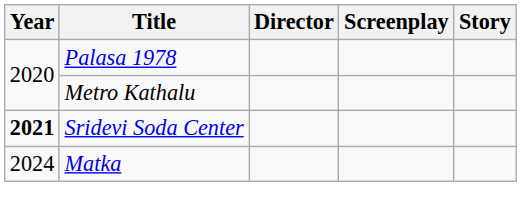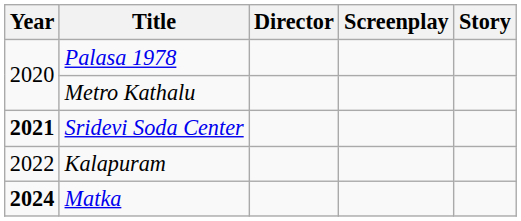+ row: (115, 163)
(32, 163) normal -> (32, 198) bold
